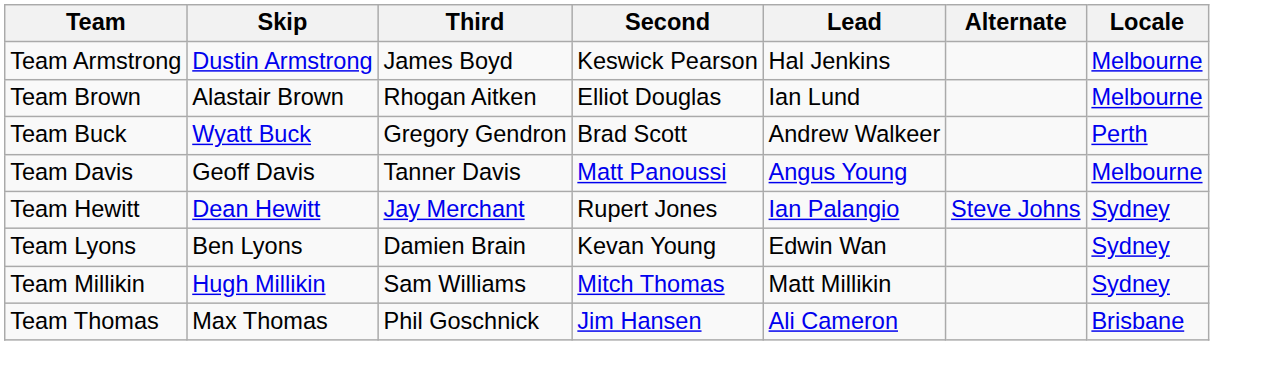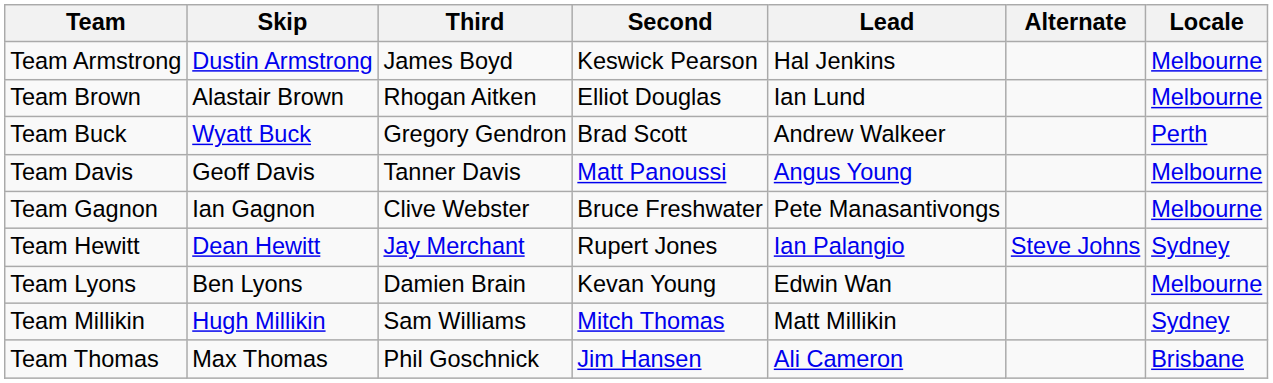+ row: (84, 209)
(1131, 246) Sydney -> (1207, 284) Melbourne
